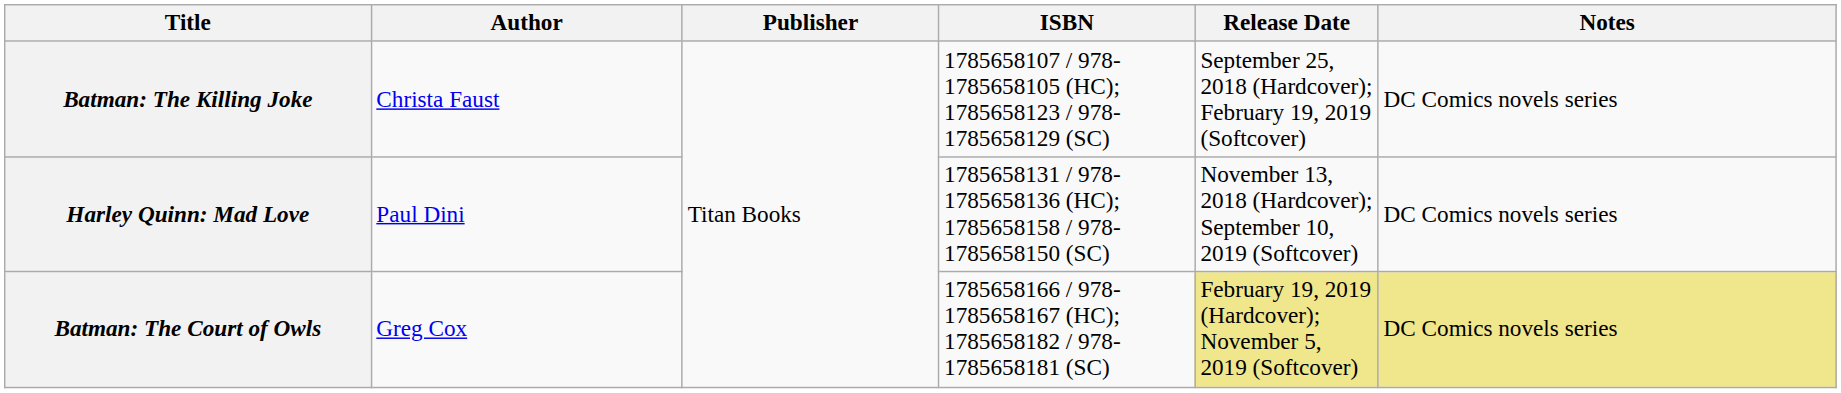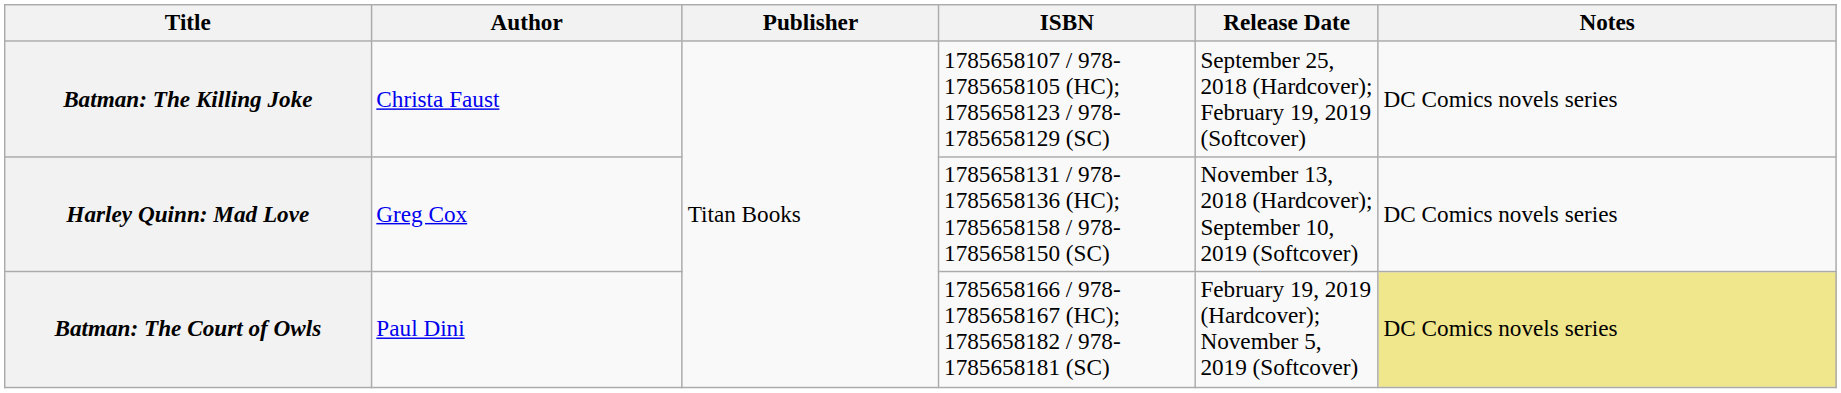(420, 213) Paul Dini -> (422, 213) Greg Cox
(422, 329) Greg Cox -> (420, 329) Paul Dini
(1286, 329) khaki background -> (1286, 329) no background
